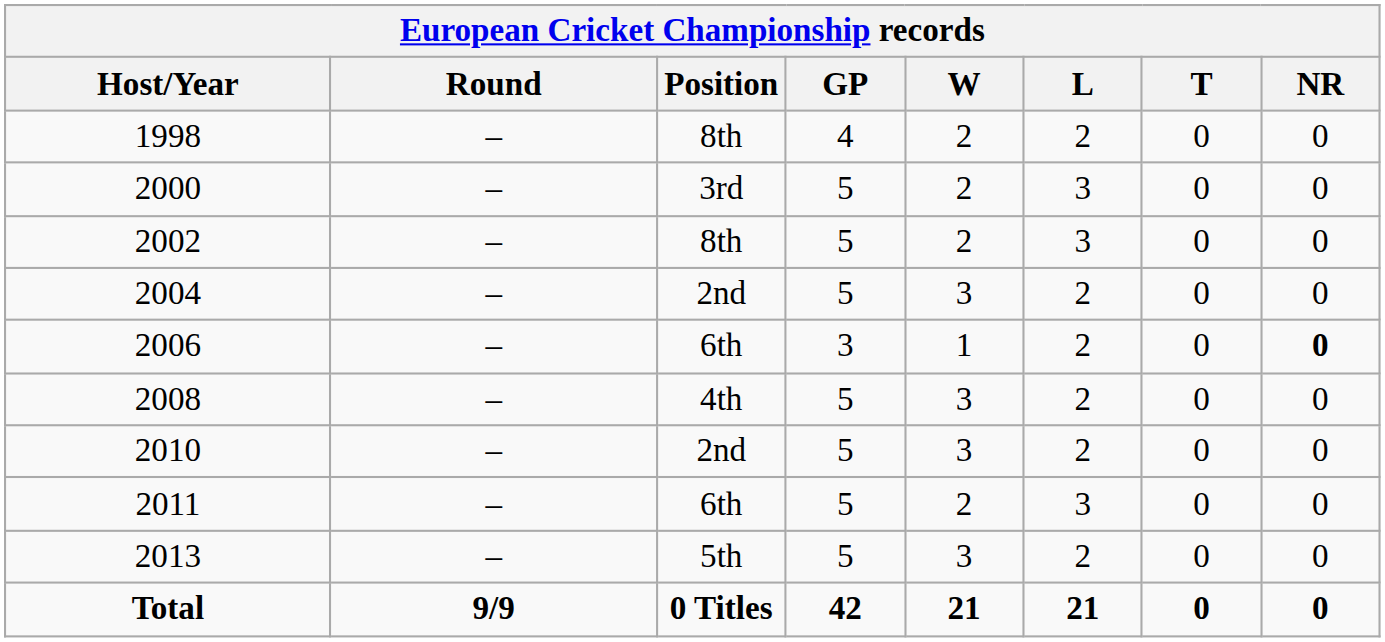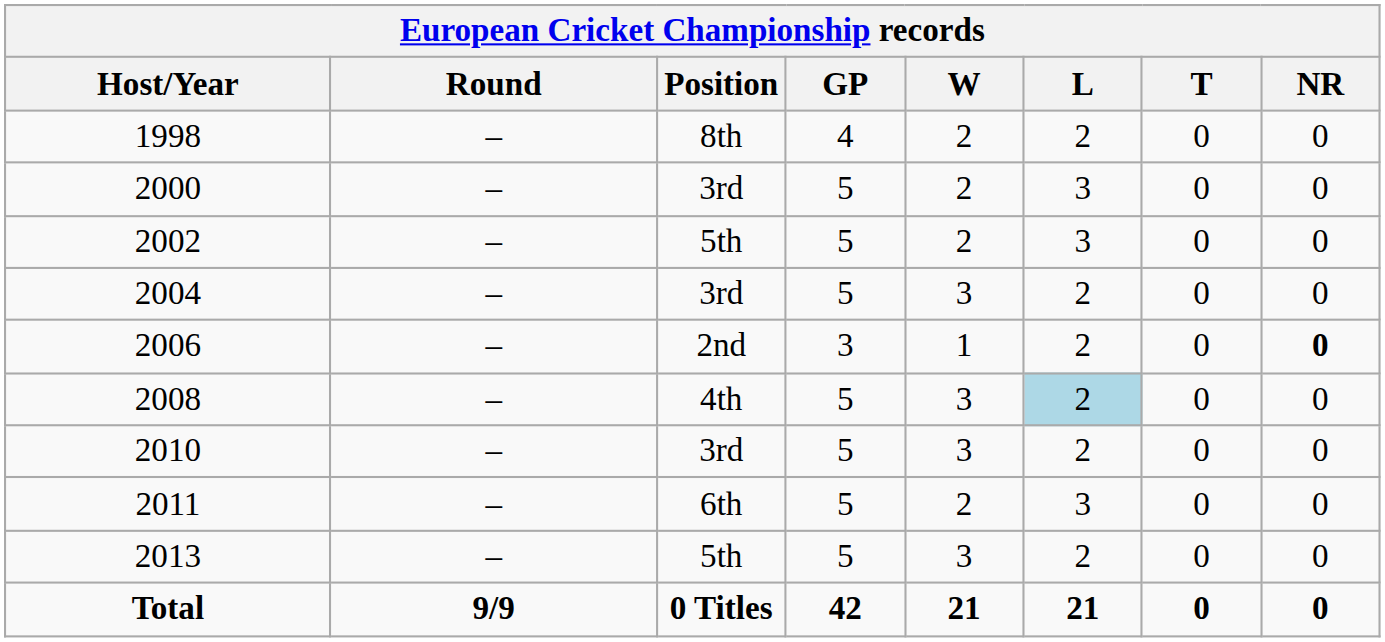(721, 240) 8th -> (721, 240) 5th
(721, 293) 2nd -> (721, 293) 3rd
(721, 345) 6th -> (721, 345) 2nd
(1083, 398) no background -> (1083, 398) lightblue background
(721, 450) 2nd -> (721, 450) 3rd
